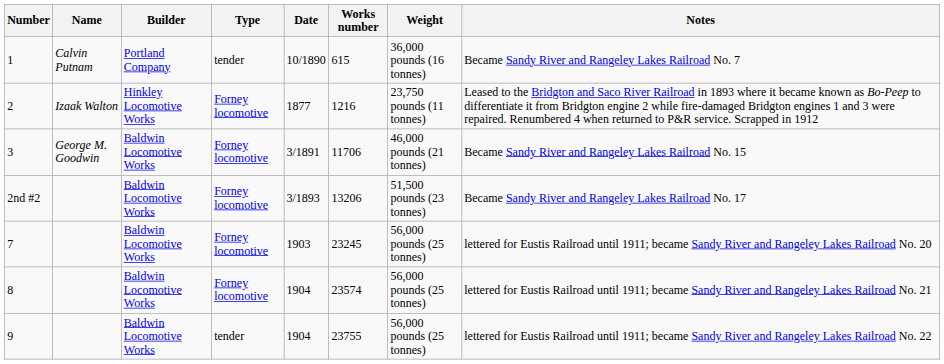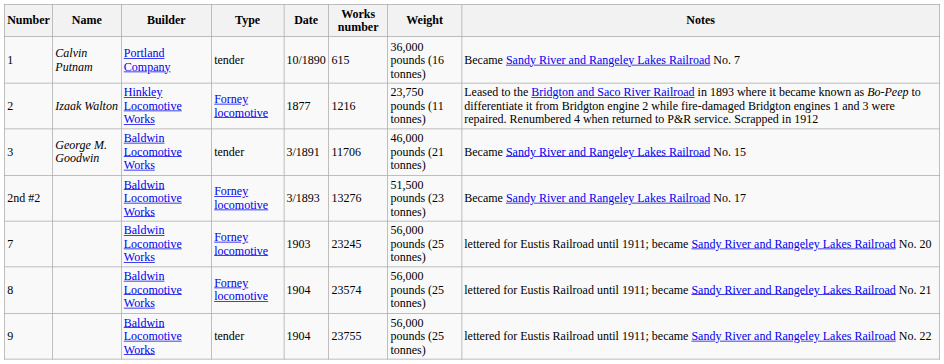(241, 152) Forney locomotive -> (229, 152) tender
(346, 198) 13206 -> (346, 198) 13276
